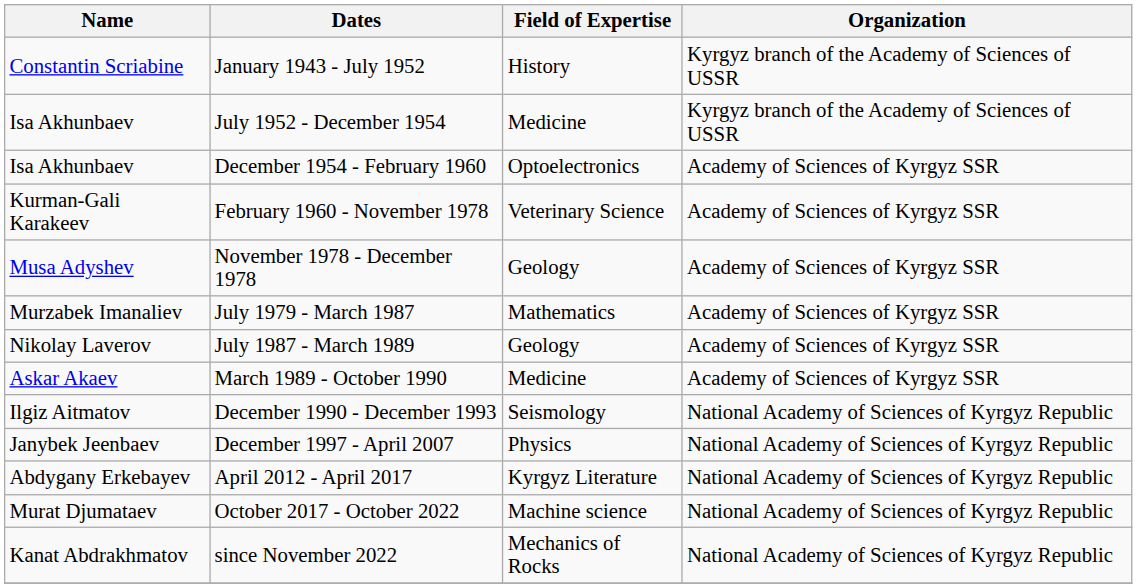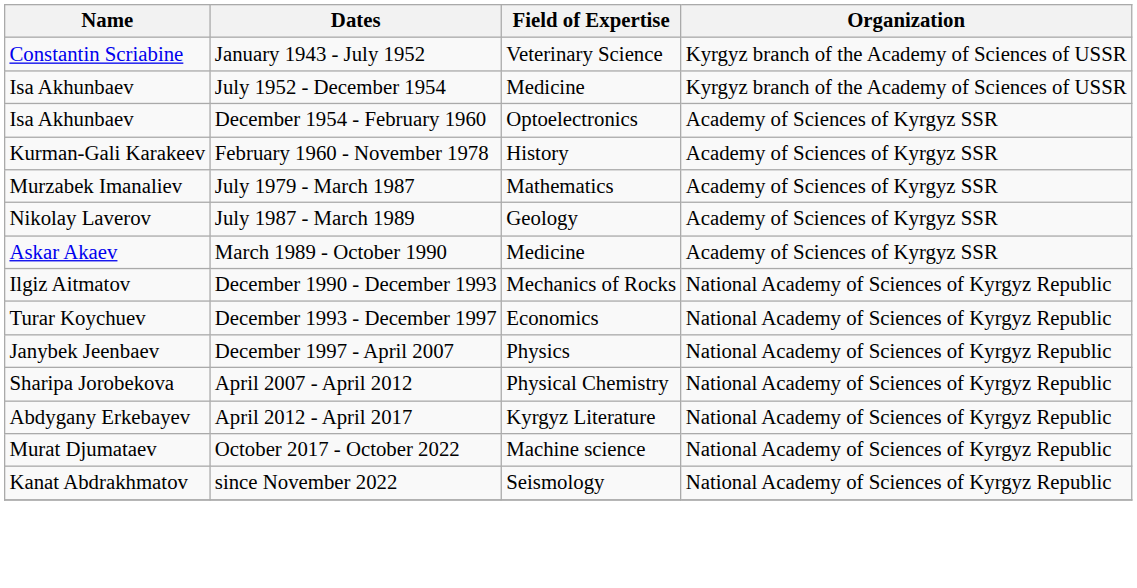(539, 65) History -> (584, 53) Veterinary Science
(586, 211) Veterinary Science -> (537, 152) History
- row: (333, 267)
(557, 411) Seismology -> (591, 284) Mechanics of Rocks
+ row: (356, 317)
+ row: (314, 383)
(564, 555) Mechanics of Rocks -> (555, 482) Seismology
